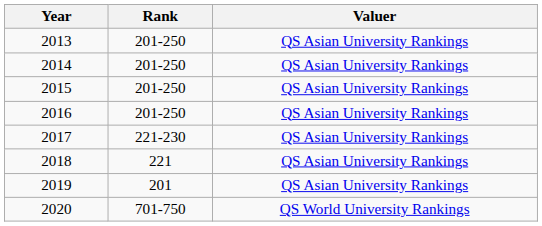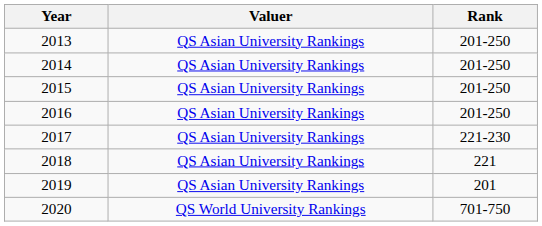columns swapped: (160, 16) <-> (375, 16)
